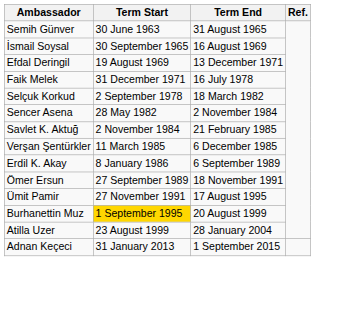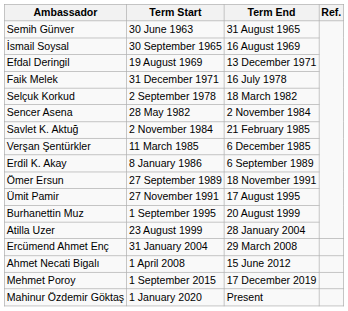(139, 213) gold background -> (172, 213) no background
+ row: (58, 247)
+ row: (53, 264)
- row: (39, 247)
+ row: (41, 280)
+ row: (65, 297)
